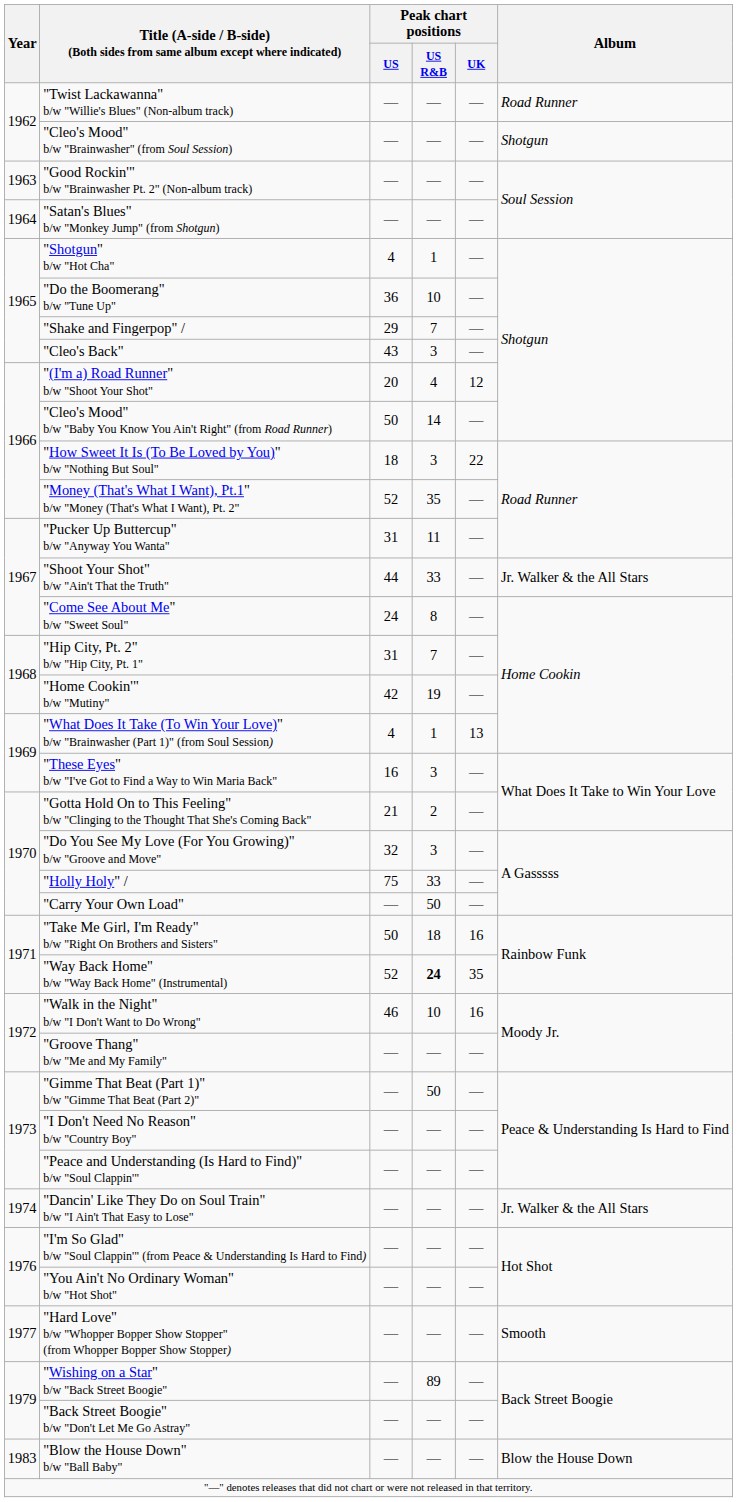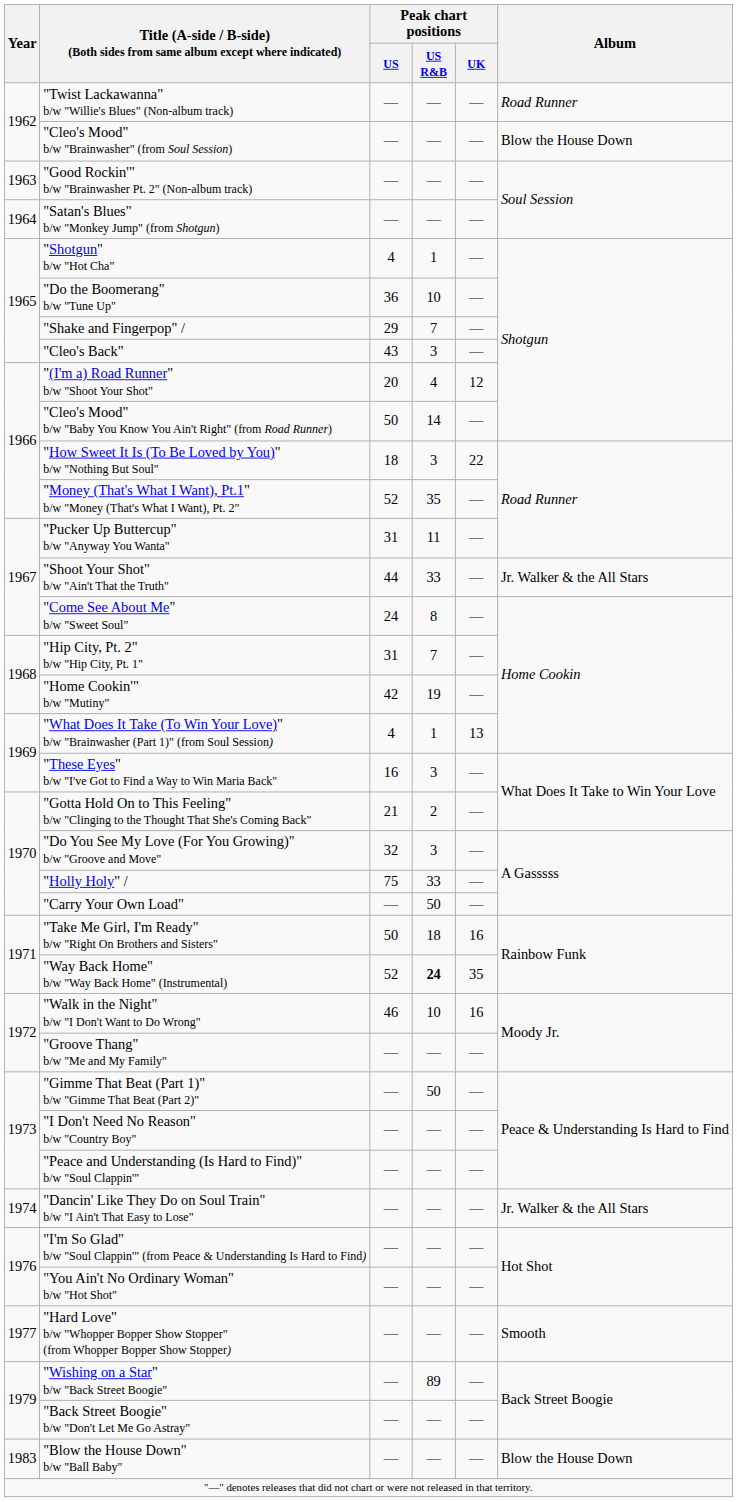(525, 141) Shotgun -> (567, 141) Blow the House Down
